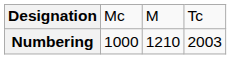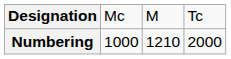(205, 41) 2003 -> (205, 41) 2000
